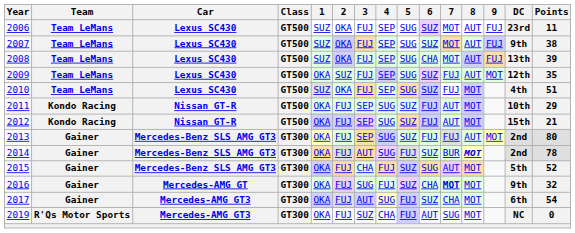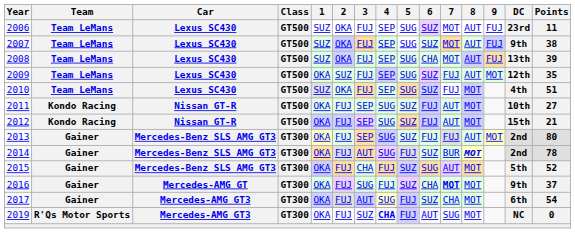(552, 106) 29 -> (552, 106) 27
(552, 184) 32 -> (552, 184) 37
(387, 216) normal -> (387, 216) bold
